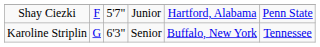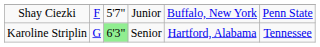(212, 13) Hartford, Alabama -> (212, 13) Buffalo, New York
(116, 32) no background -> (116, 32) lightgreen background
(212, 32) Buffalo, New York -> (212, 32) Hartford, Alabama
